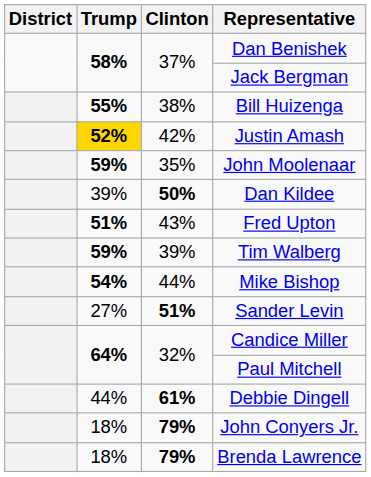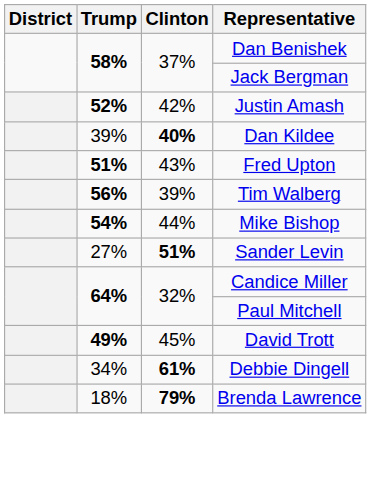- row: (289, 106)
(109, 135) gold background -> (109, 106) no background
- row: (289, 164)
(177, 194) 50% -> (177, 135) 40%
(109, 252) 59% -> (109, 194) 56%
+ row: (289, 340)
(109, 398) 44% -> (109, 369) 34%
- row: (289, 427)
